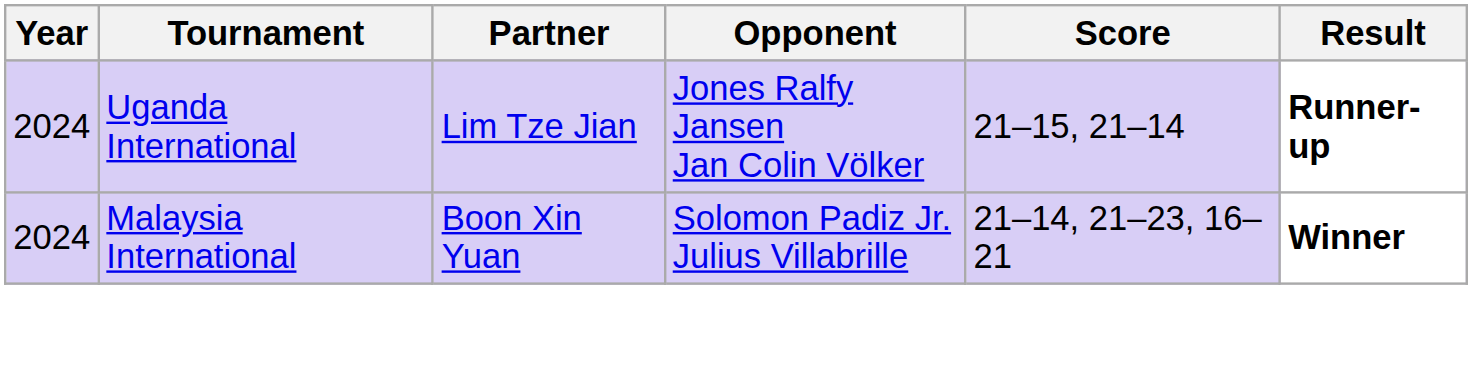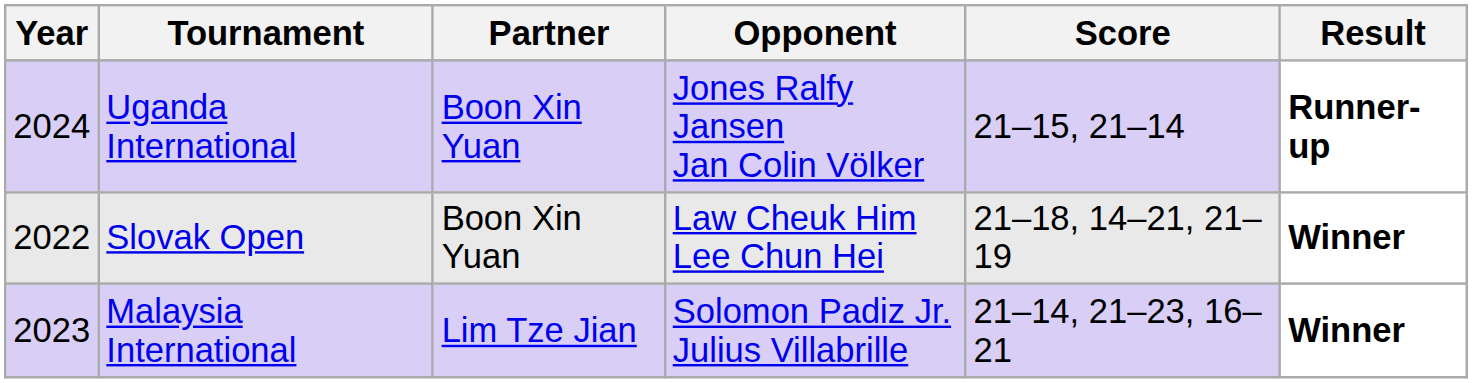(539, 126) Lim Tze Jian -> (512, 126) Boon Xin Yuan
+ row: (205, 238)
(52, 238) 2024 -> (52, 331) 2023
(512, 238) Boon Xin Yuan -> (539, 331) Lim Tze Jian
